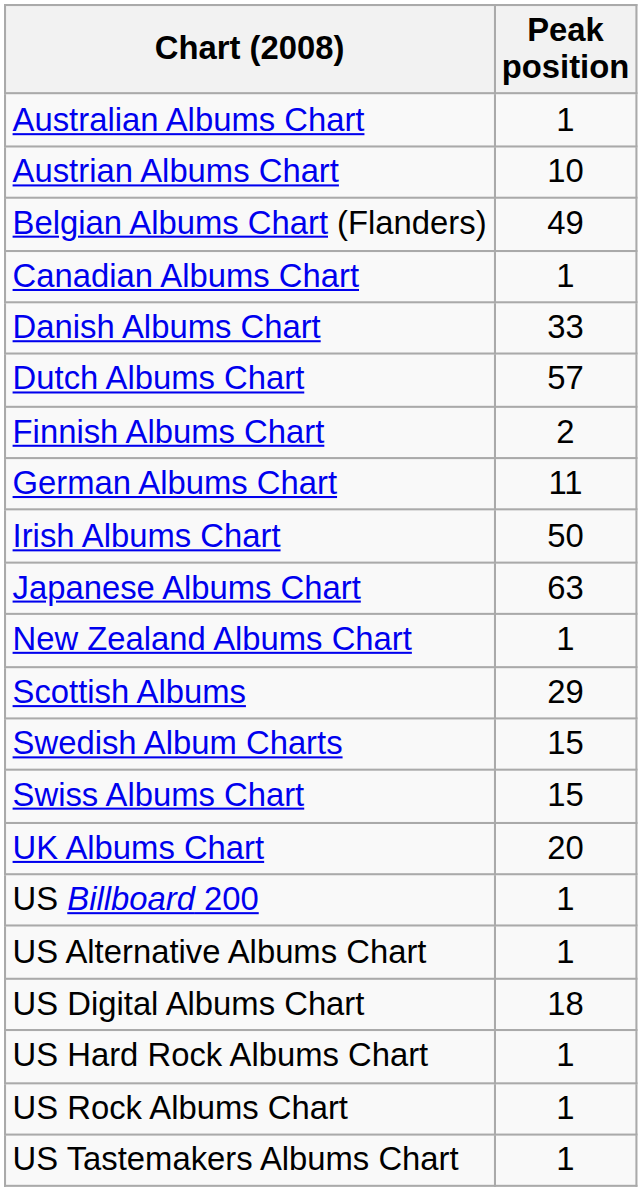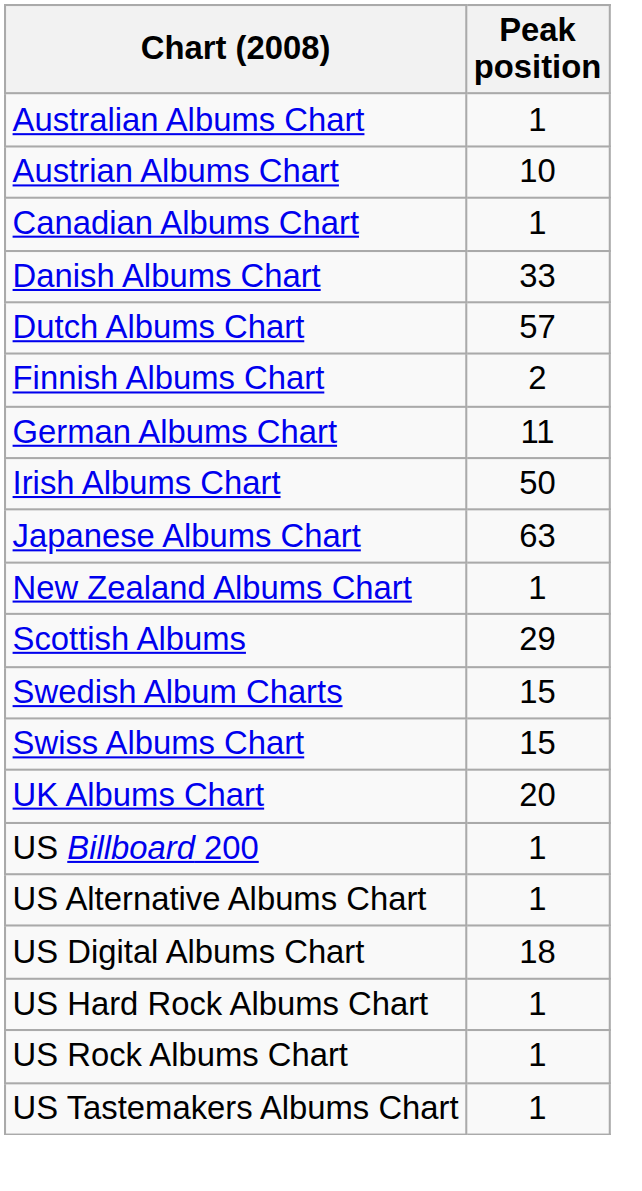- row: (250, 223)
